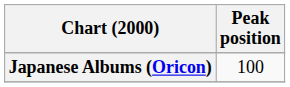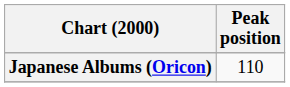(250, 67) 100 -> (250, 67) 110
